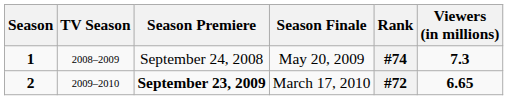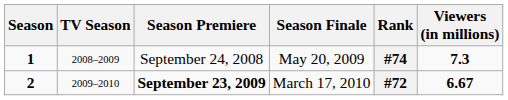(460, 82) 6.65 -> (460, 82) 6.67
